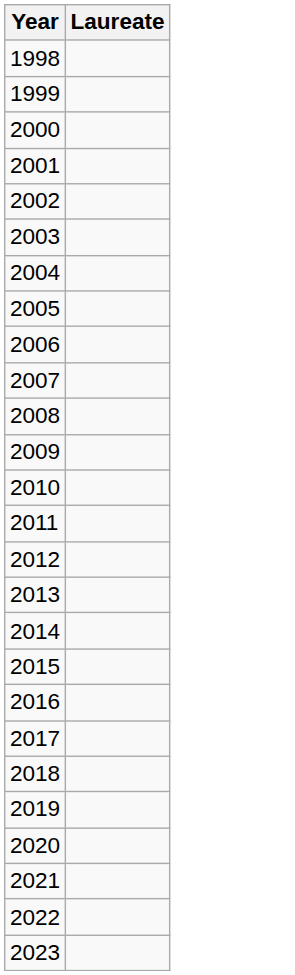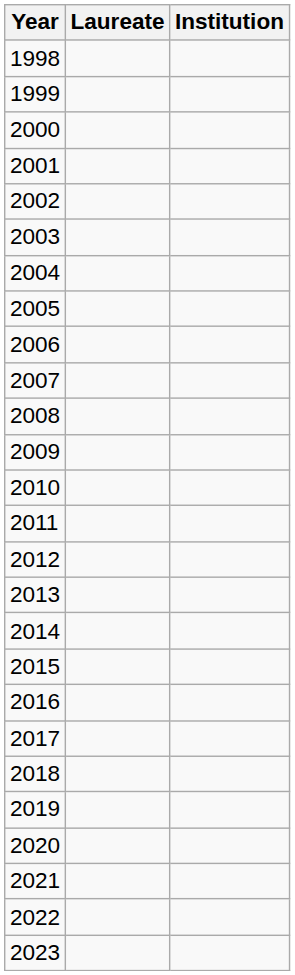+ column: (229, 22)
